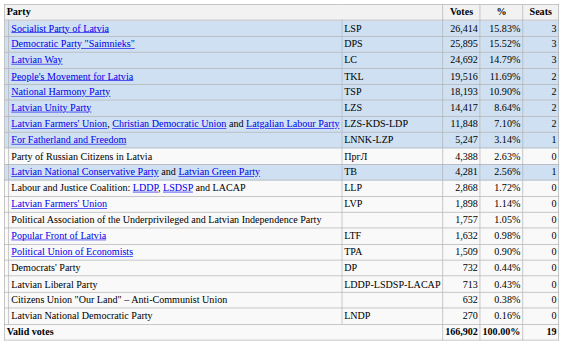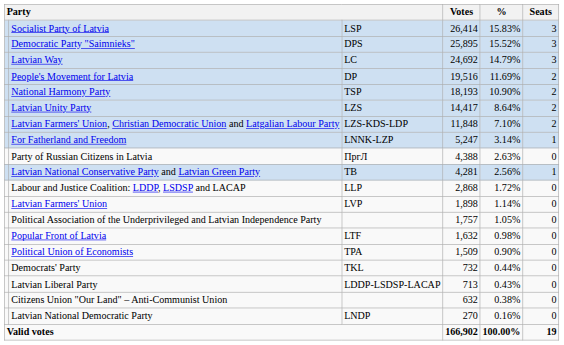(354, 76) TKL -> (351, 76) DP
(351, 268) DP -> (354, 268) TKL
